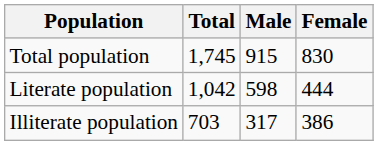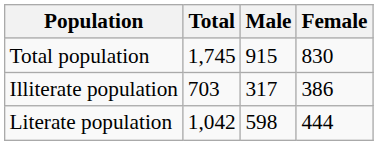rows swapped: (91, 88) <-> (94, 122)
